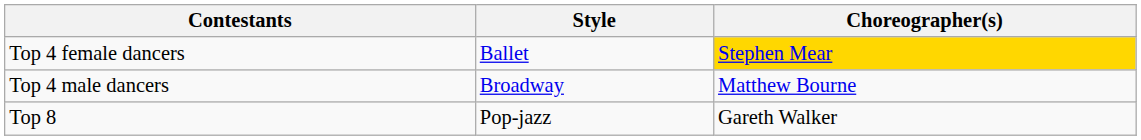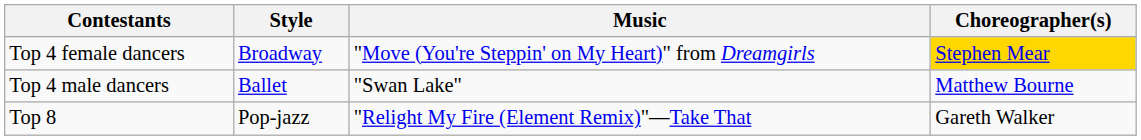+ column: (640, 20)
(504, 53) Ballet -> (280, 53) Broadway
(522, 85) Broadway -> (262, 85) Ballet
